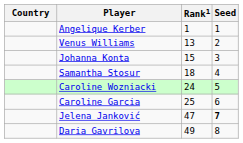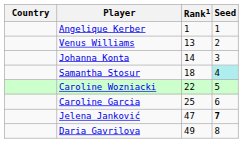(189, 58) 15 -> (189, 58) 14
(217, 72) no background -> (217, 72) paleturquoise background
(189, 87) 24 -> (189, 87) 22
